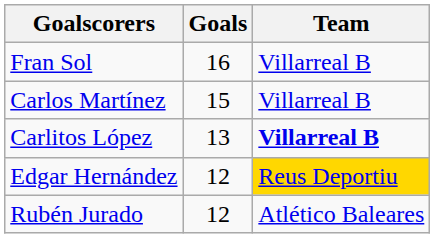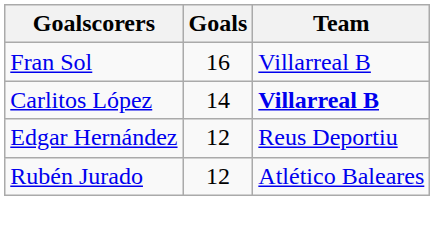- row: (88, 99)
(218, 137) 13 -> (218, 99) 14
(328, 175) gold background -> (328, 137) no background
